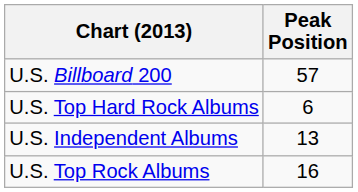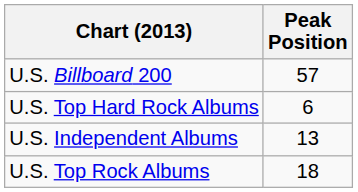(308, 171) 16 -> (308, 171) 18
